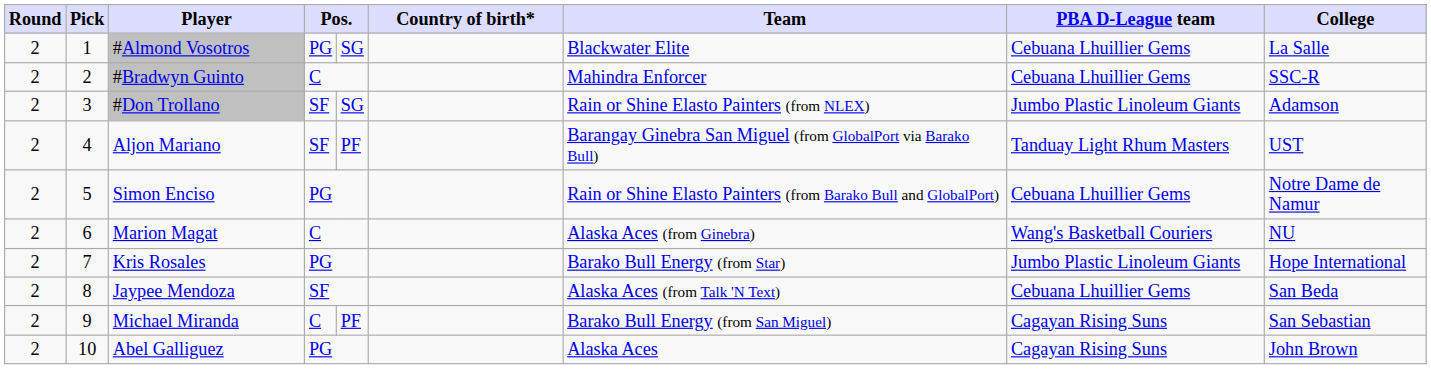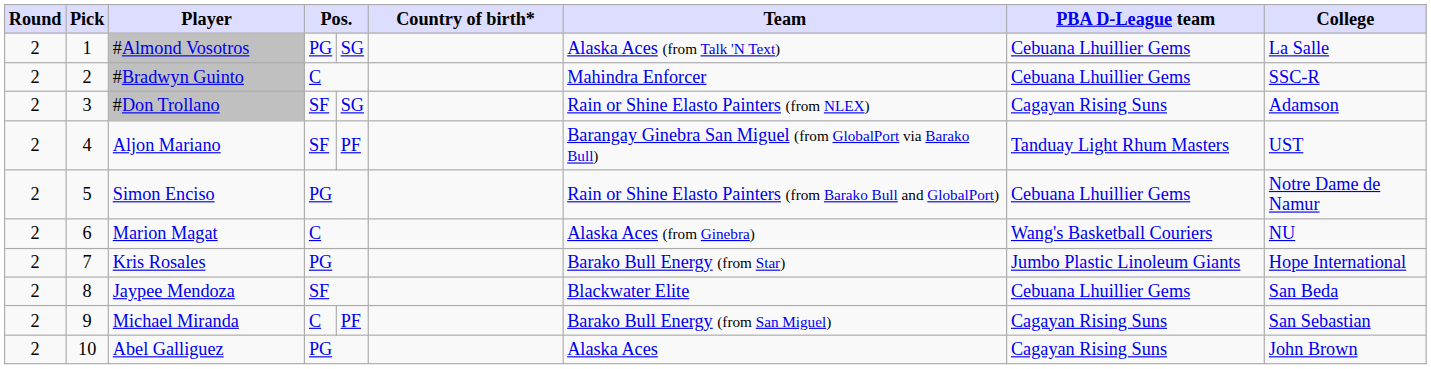(628, 47) Blackwater Elite -> (674, 47) Alaska Aces (from Talk 'N Text)
(1126, 105) Jumbo Plastic Linoleum Giants -> (1089, 105) Cagayan Rising Suns
(674, 291) Alaska Aces (from Talk 'N Text) -> (628, 291) Blackwater Elite
